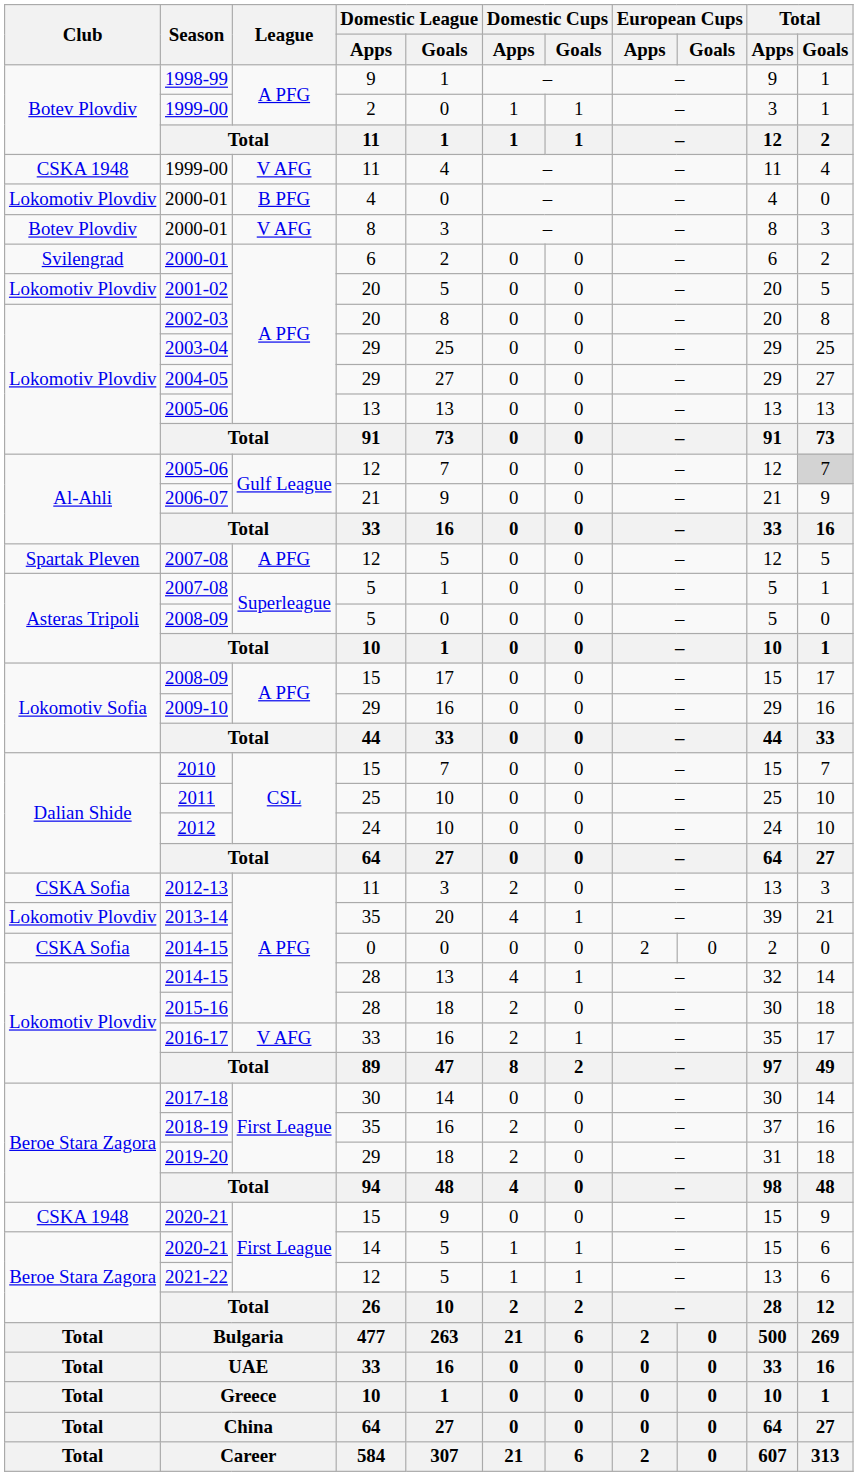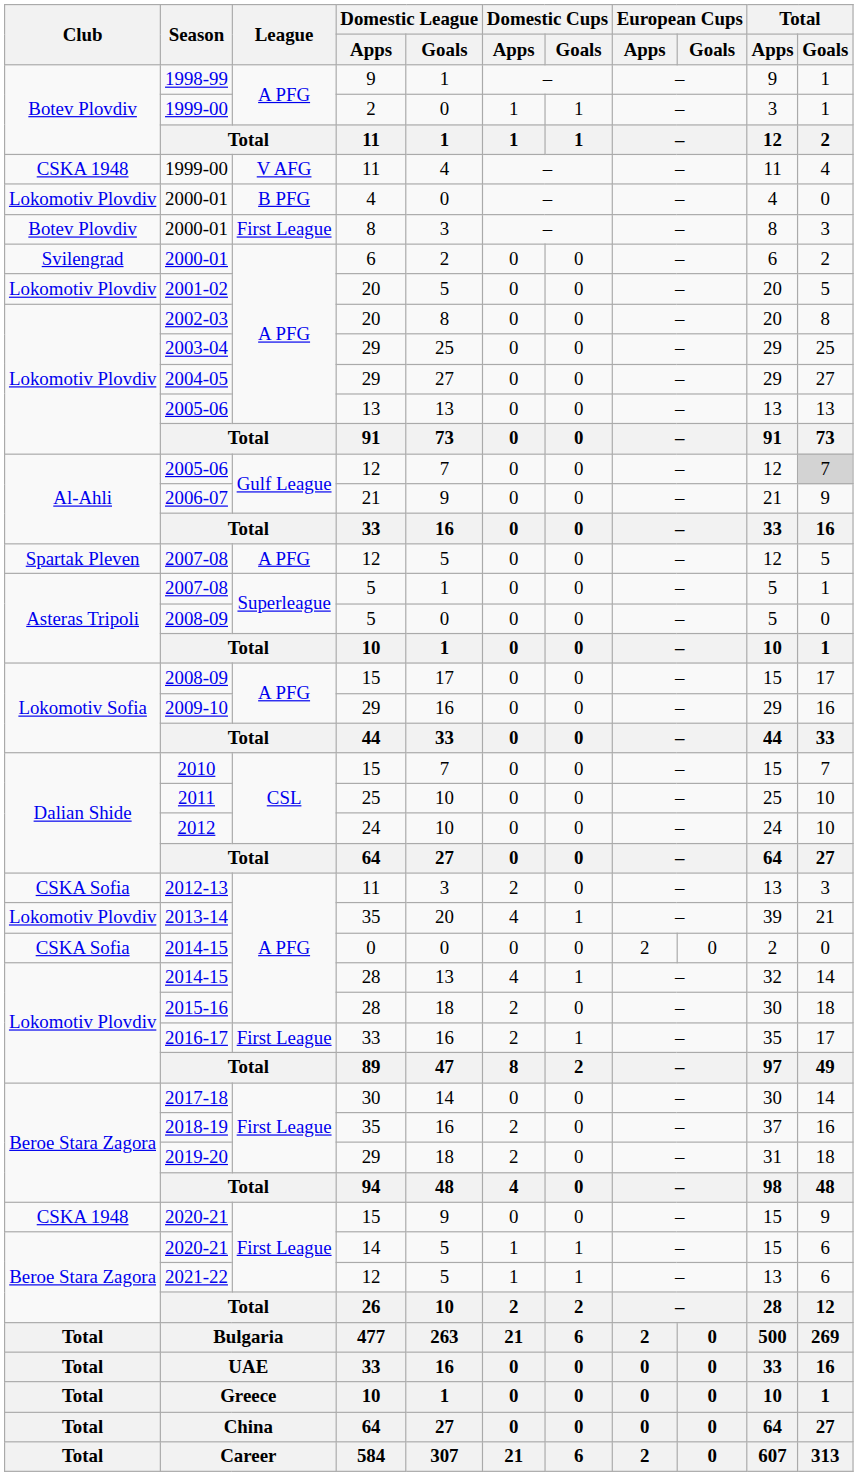(284, 229) V AFG -> (284, 229) First League
(284, 1037) V AFG -> (284, 1037) First League
